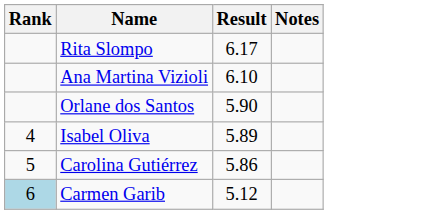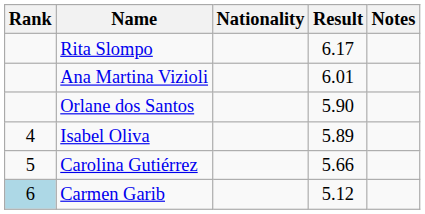+ column: (260, 19)
(242, 77) 6.10 -> (338, 77) 6.01
(242, 164) 5.86 -> (338, 164) 5.66
